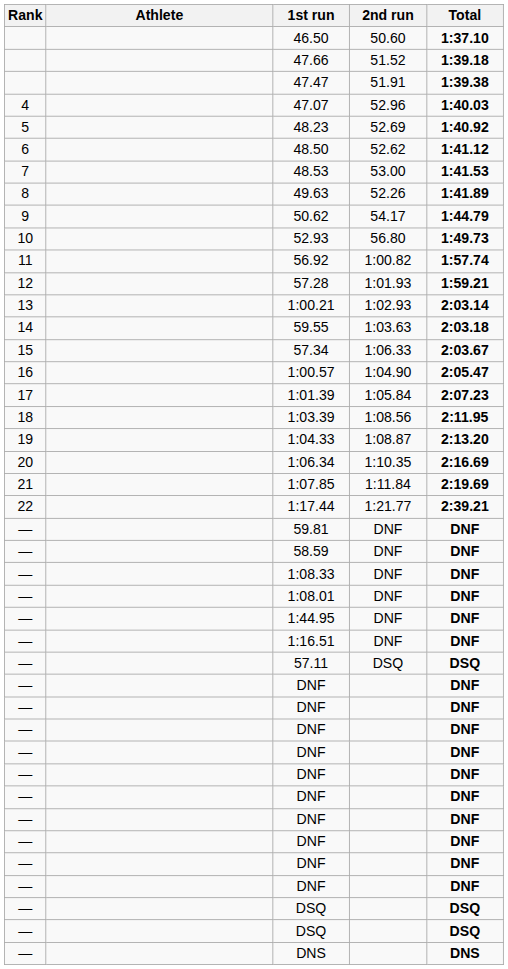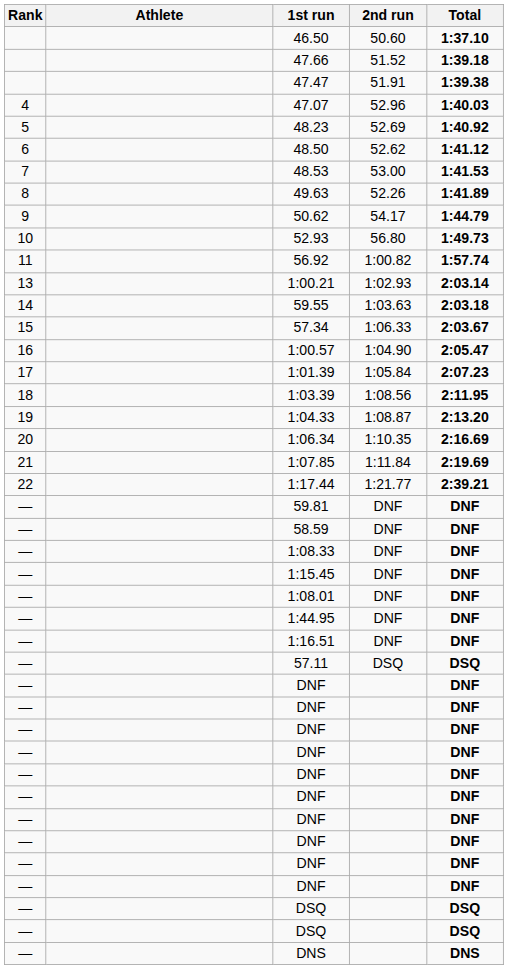- row: (311, 283)
+ row: (311, 573)
